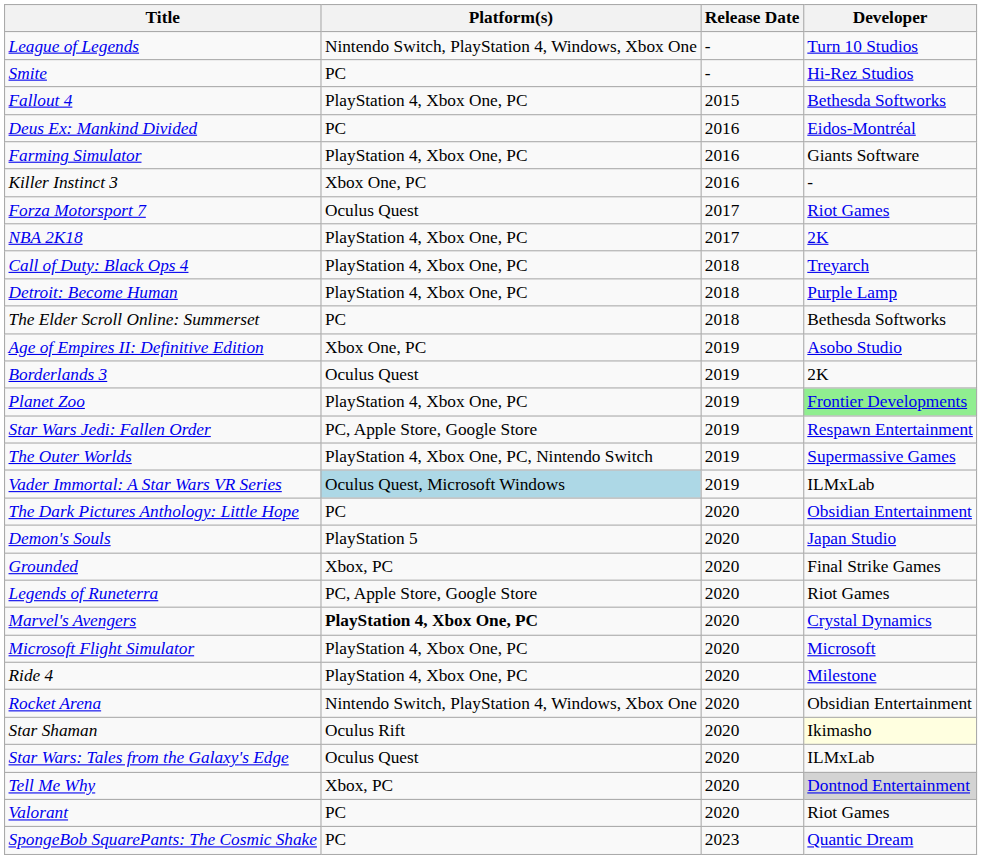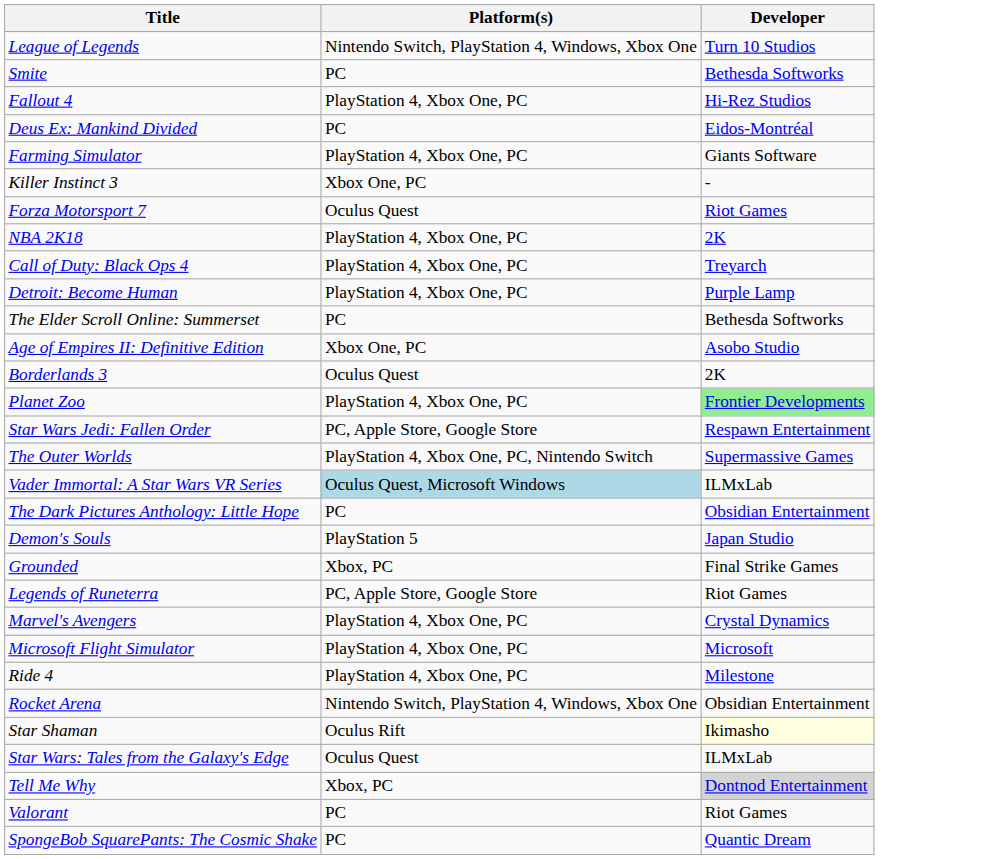- column: (752, 18)
(860, 73) Hi-Rez Studios -> (774, 73) Bethesda Softworks
(877, 100) Bethesda Softworks -> (758, 100) Hi-Rez Studios
(431, 621) bold -> (426, 621) normal
